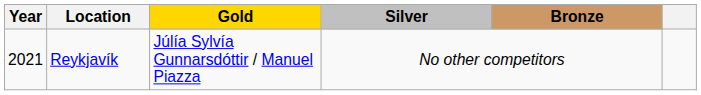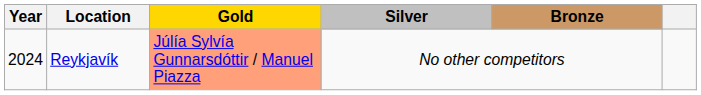(26, 59) 2021 -> (26, 59) 2024
(233, 59) no background -> (233, 59) lightsalmon background
